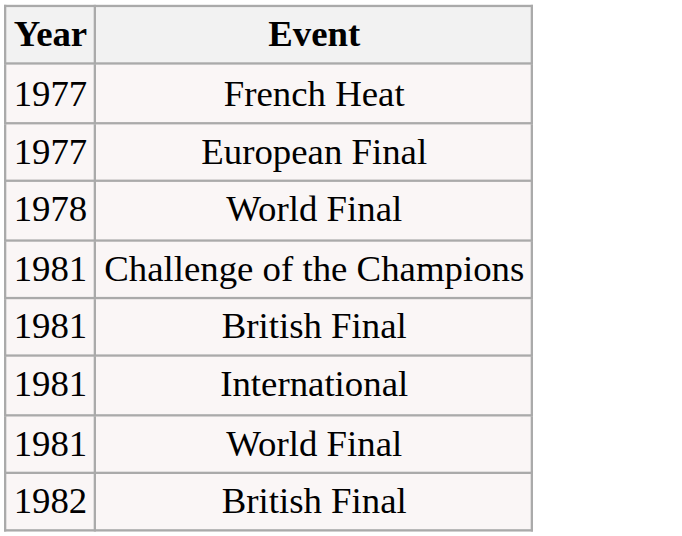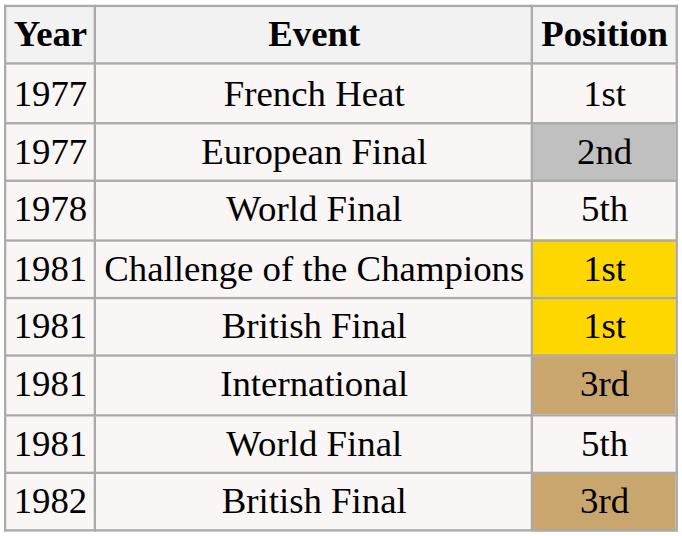+ column: (605, 34)
